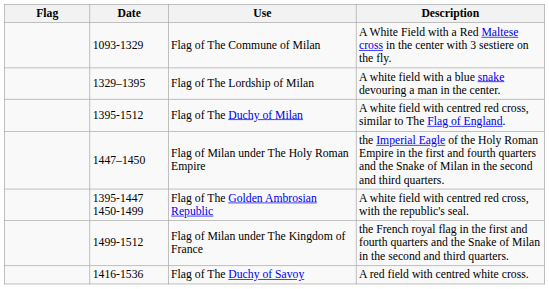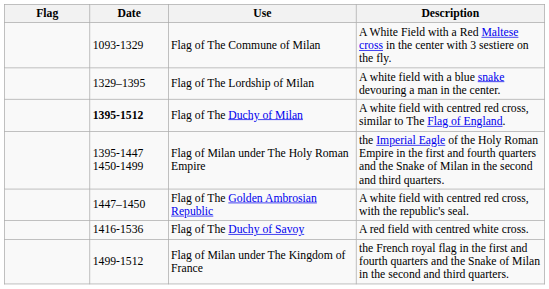(118, 115) normal -> (118, 115) bold
(119, 160) 1447–1450 -> (118, 160) 1395-1447 1450-1499
(118, 204) 1395-1447 1450-1499 -> (119, 204) 1447–1450
rows swapped: (258, 243) <-> (238, 274)
